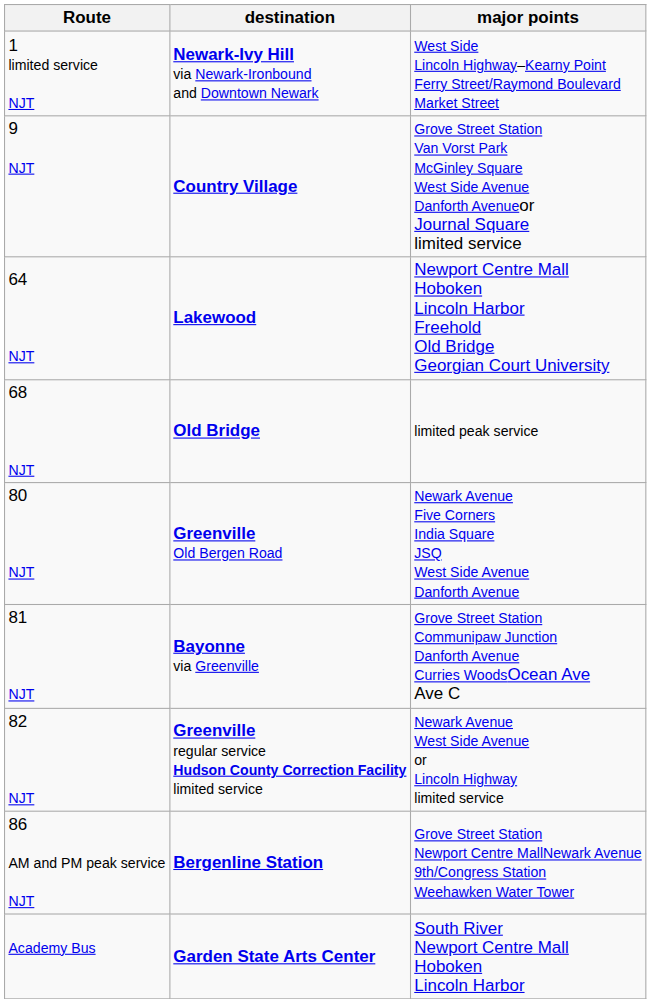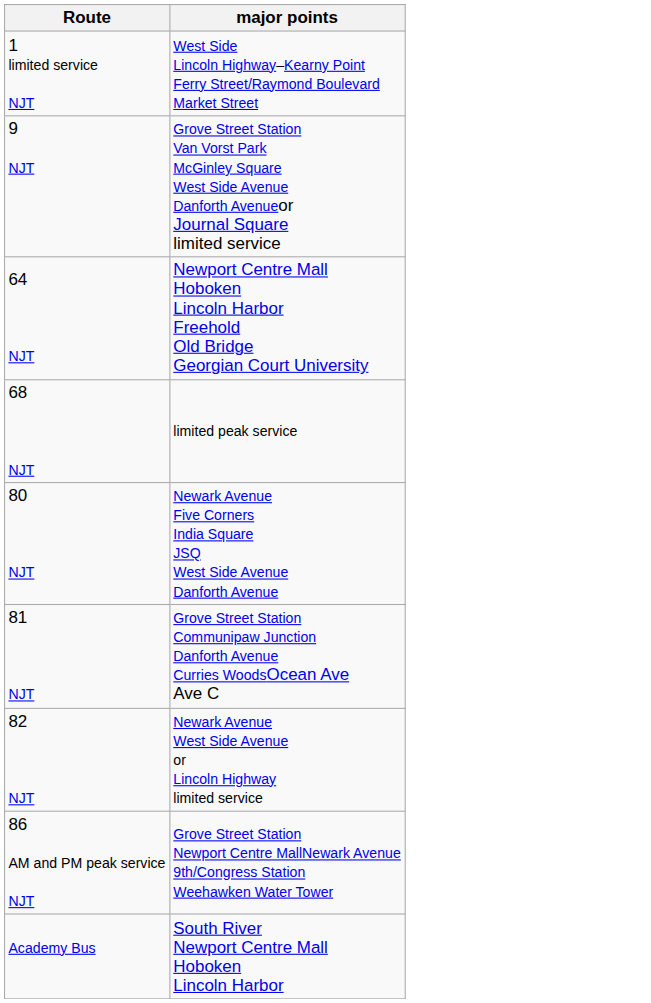- column: (290, 17)
